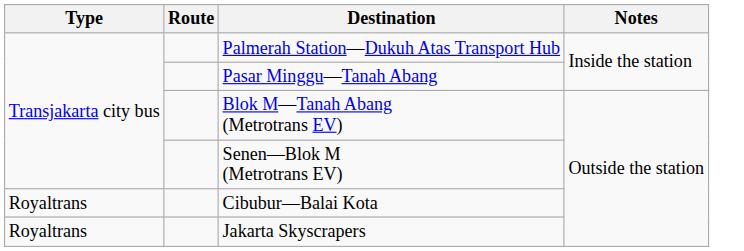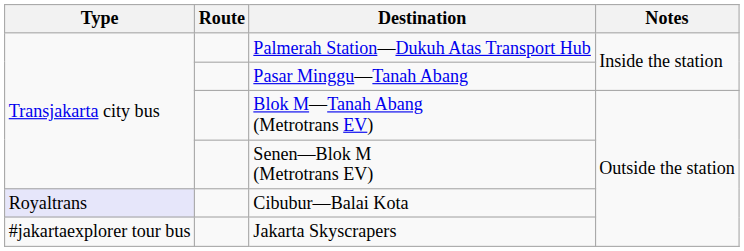(48, 202) no background -> (48, 202) lavender background
(48, 231) Royaltrans -> (100, 231) #jakartaexplorer tour bus
